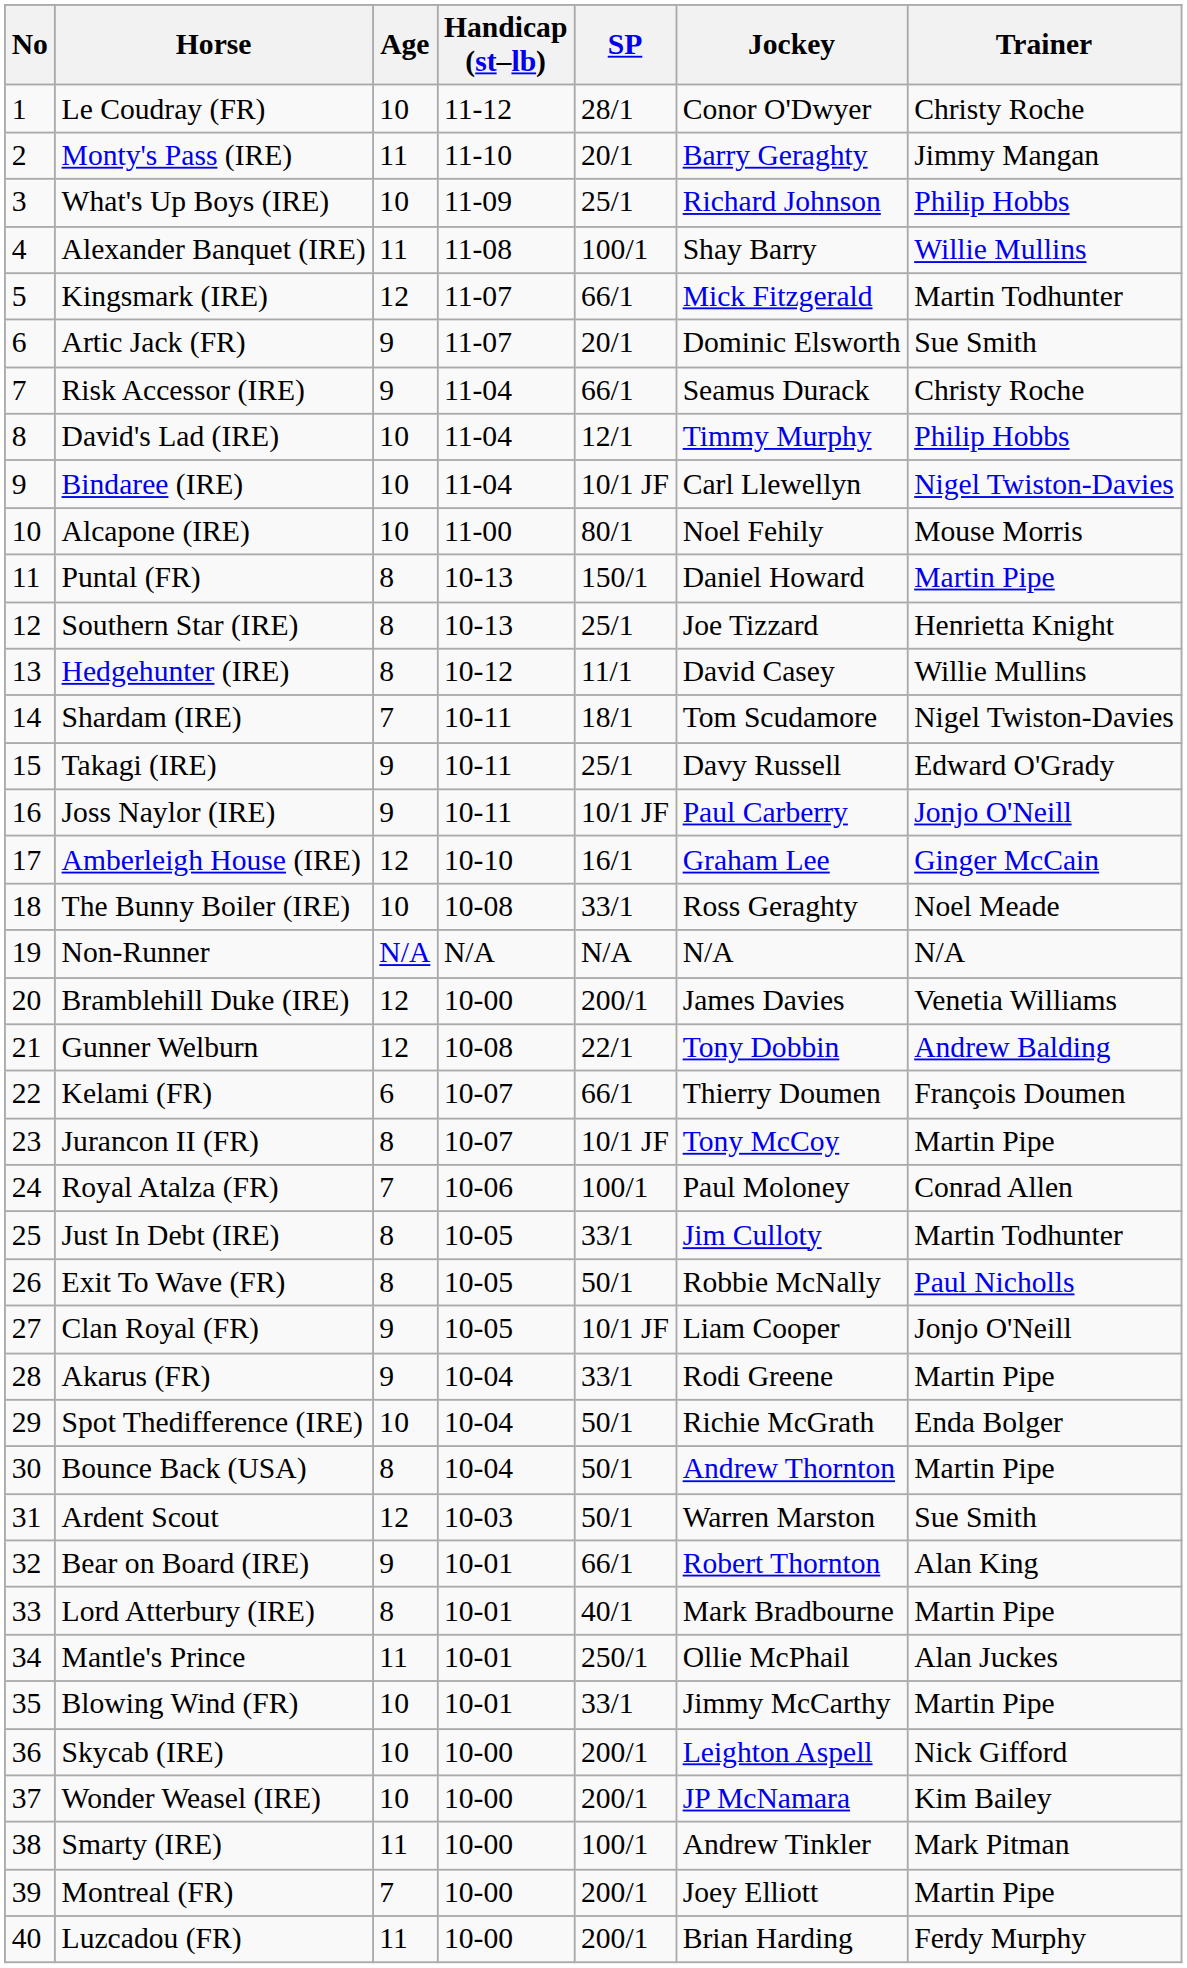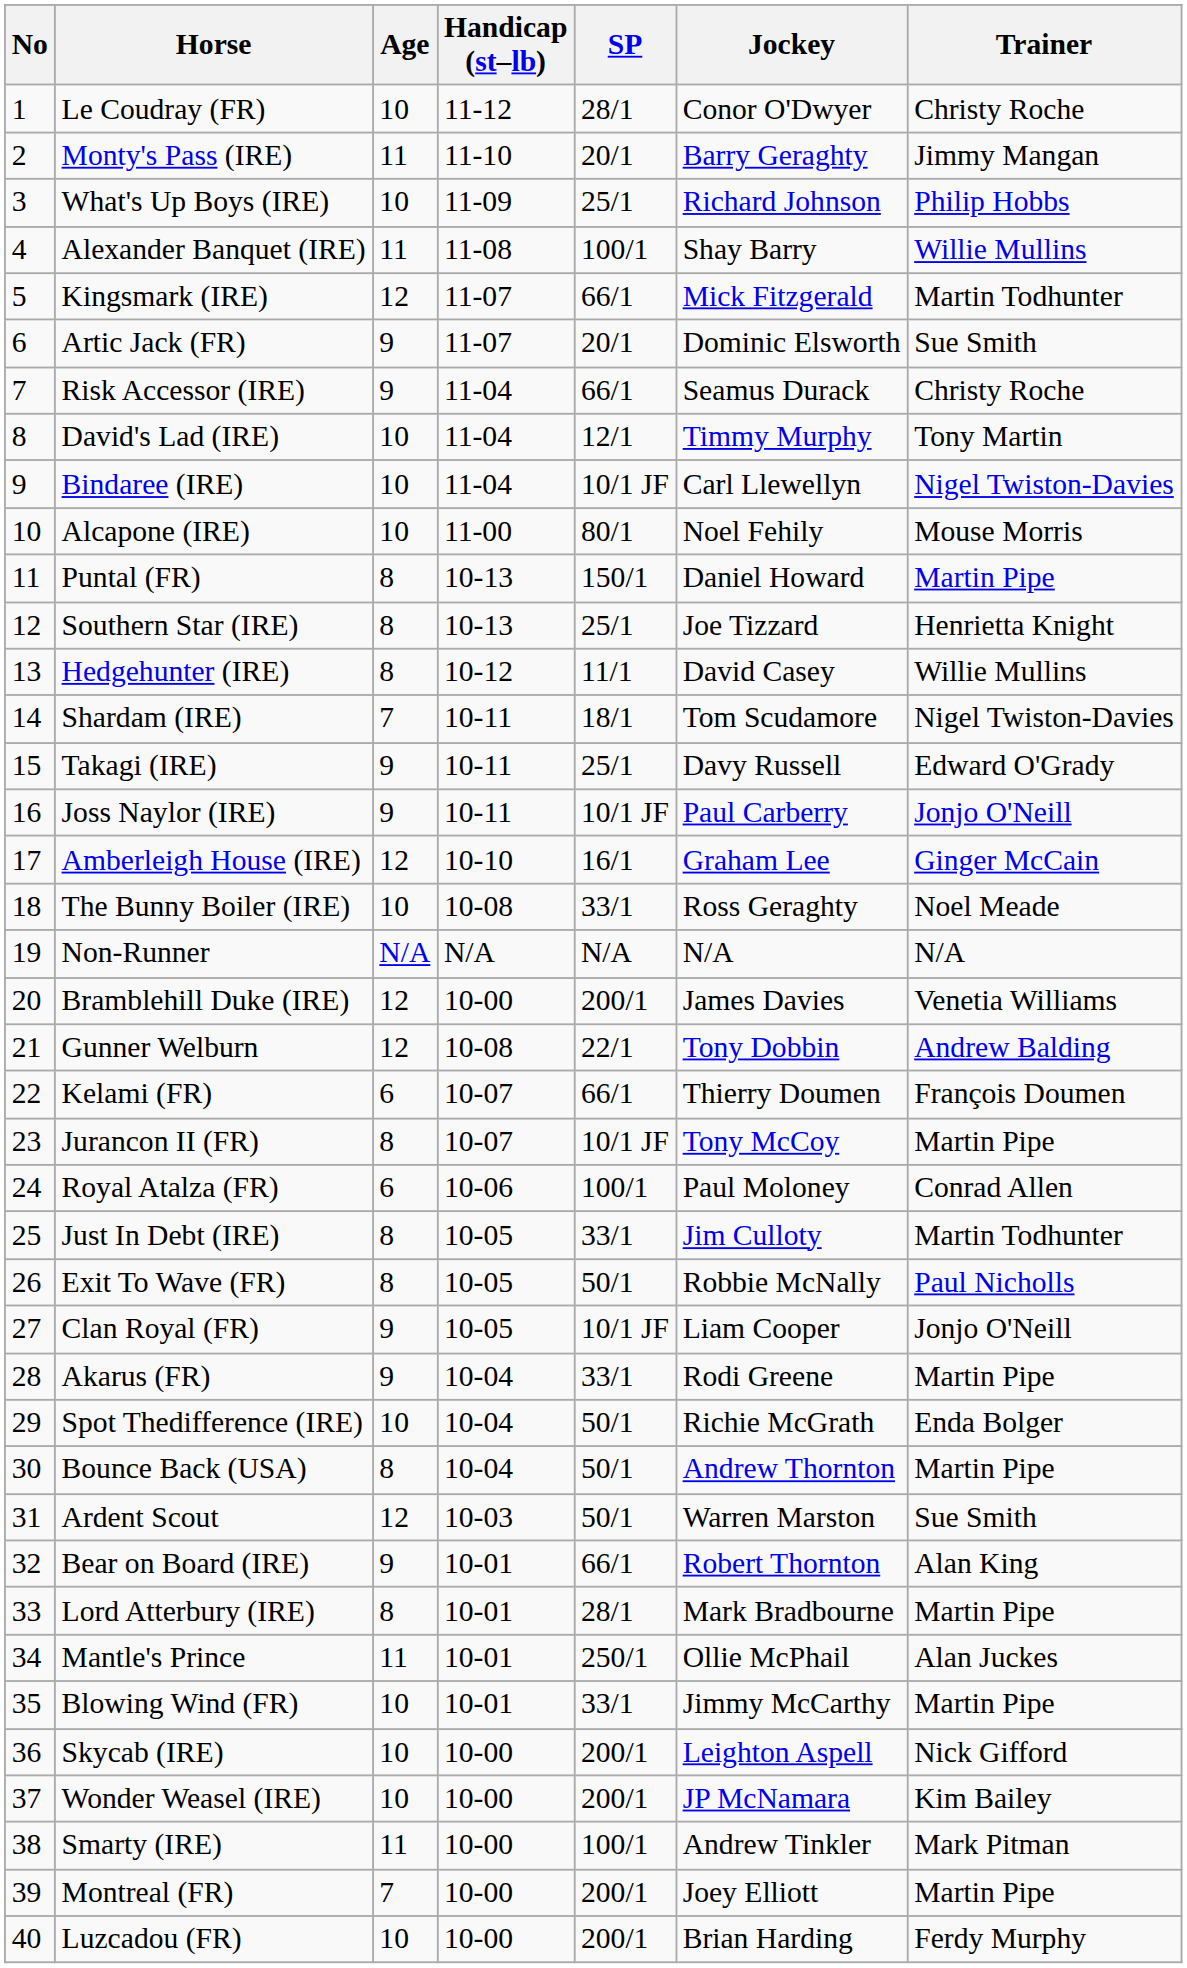(992, 436) Philip Hobbs -> (988, 436) Tony Martin
(387, 1187) 7 -> (387, 1187) 6
(607, 1610) 40/1 -> (607, 1610) 28/1
(394, 1939) 11 -> (394, 1939) 10
